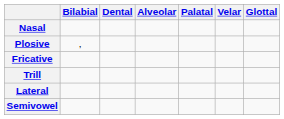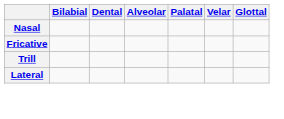- row: (32, 43)
- row: (32, 106)
